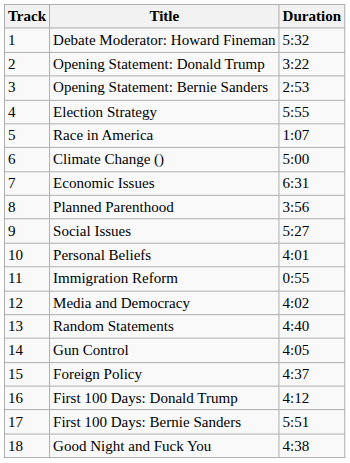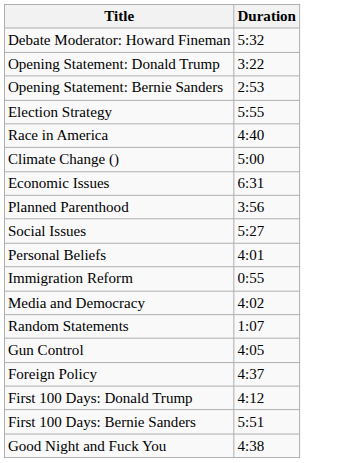- column: (27, 16)
(296, 135) 1:07 -> (251, 135) 4:40
(296, 326) 4:40 -> (251, 326) 1:07
